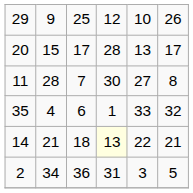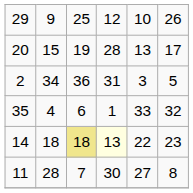(81, 50) 17 -> (81, 50) 19
rows swapped: (20, 172) <-> (20, 80)
(51, 141) 21 -> (51, 141) 18
(81, 141) no background -> (81, 141) khaki background
(173, 141) 21 -> (173, 141) 23
